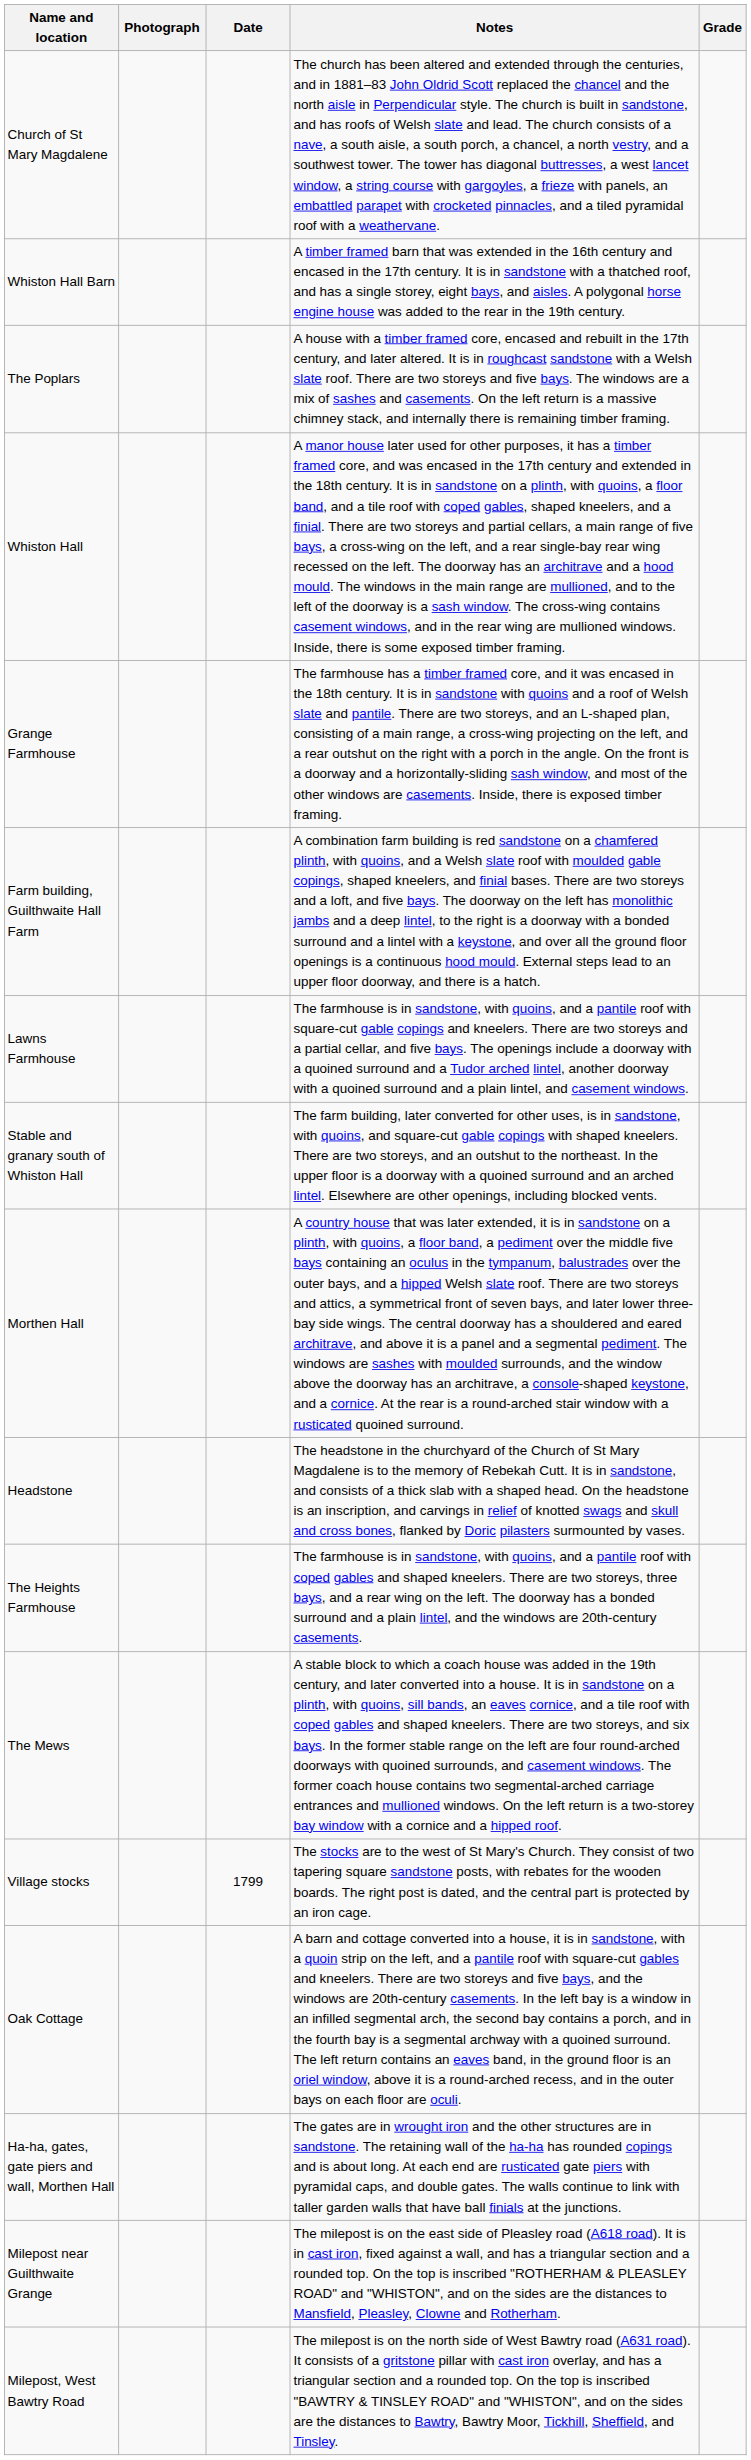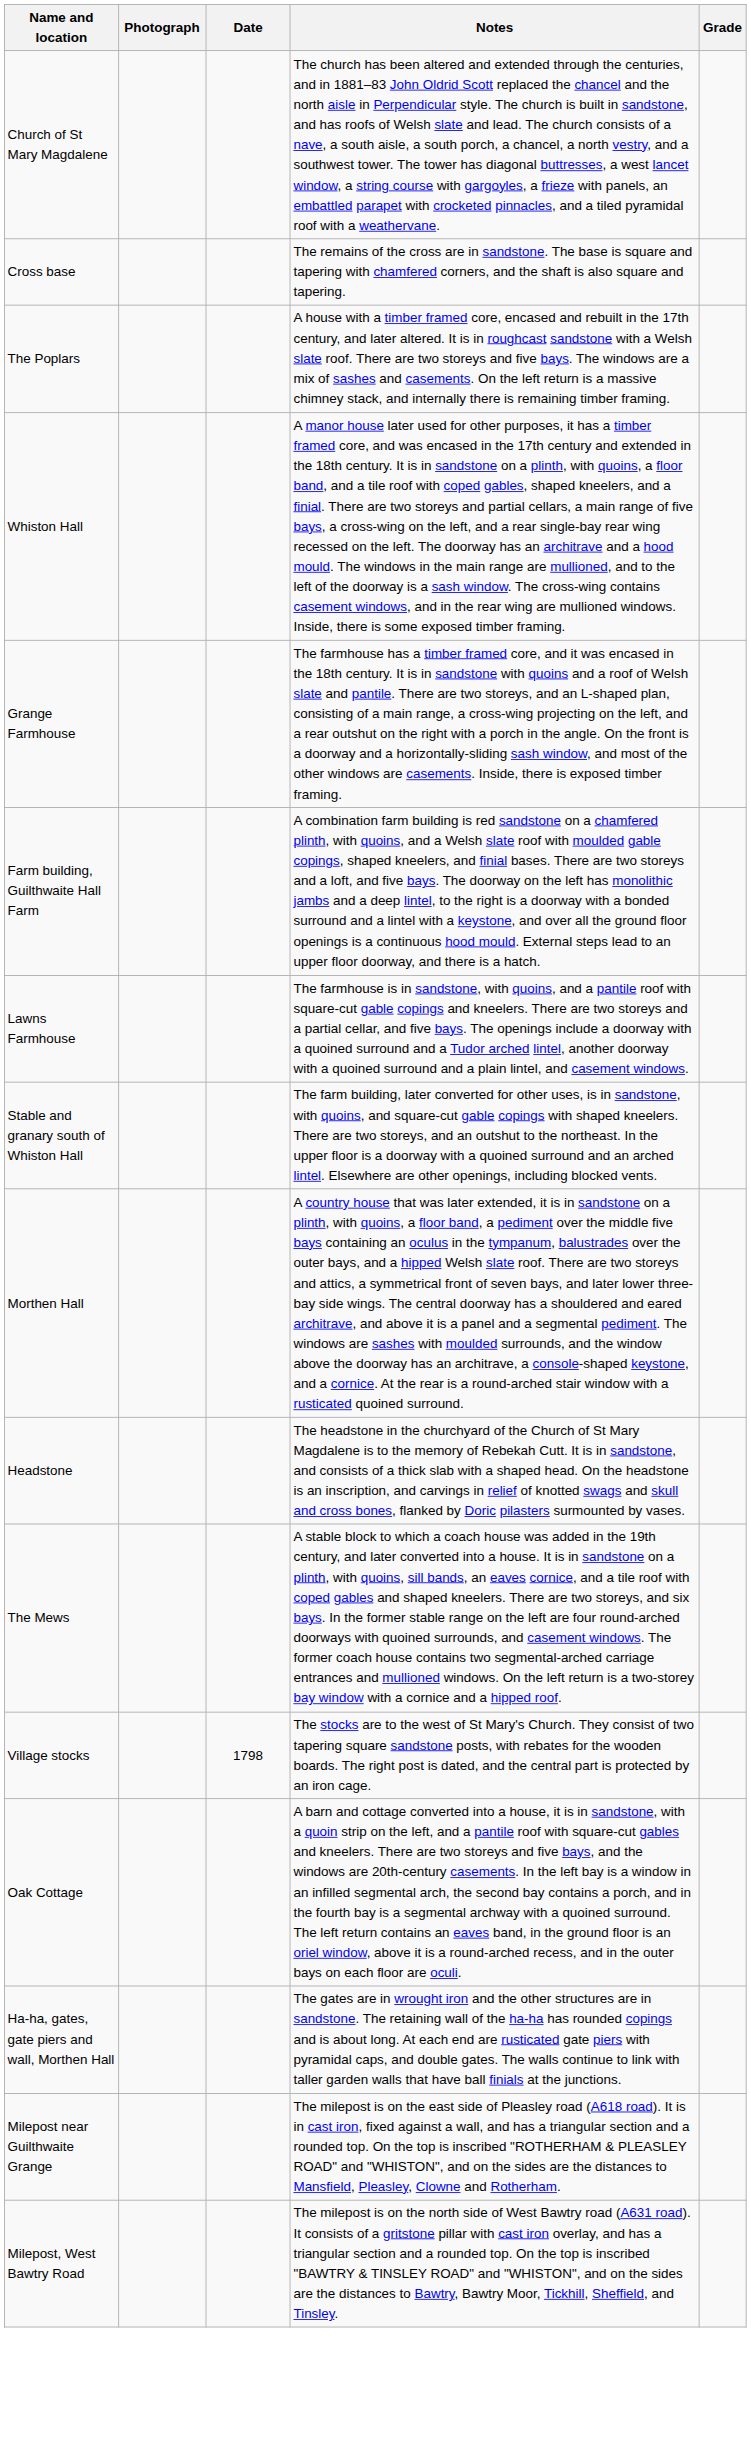- row: (61, 282)
+ row: (42, 271)
- row: (44, 1597)
(248, 1882) 1799 -> (248, 1755) 1798
